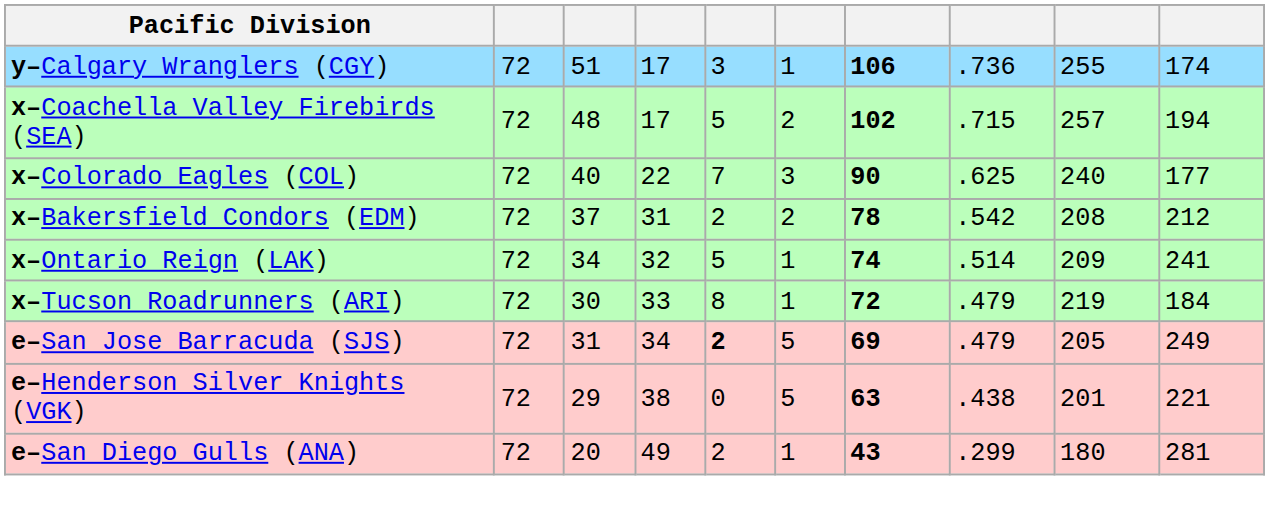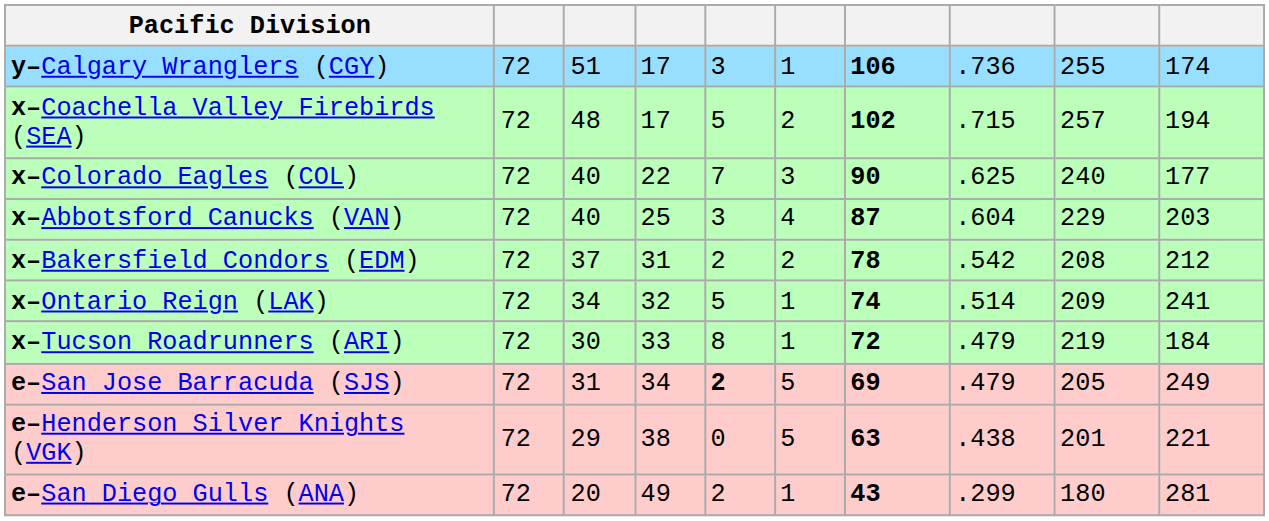+ row: (208, 219)
